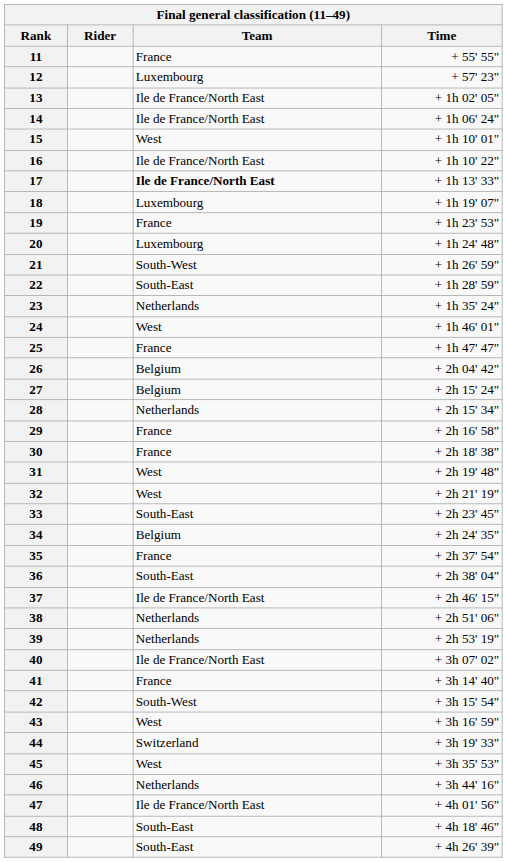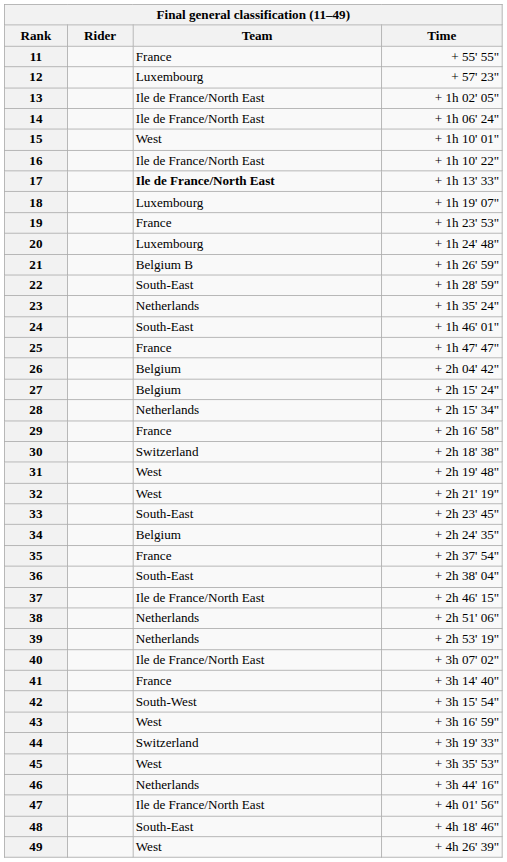(166, 264) South-West -> (164, 264) Belgium B
(149, 327) West -> (165, 327) South-East
(154, 451) France -> (167, 451) Switzerland
(165, 847) South-East -> (149, 847) West
